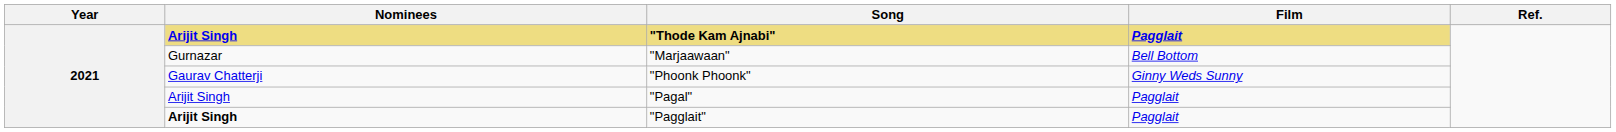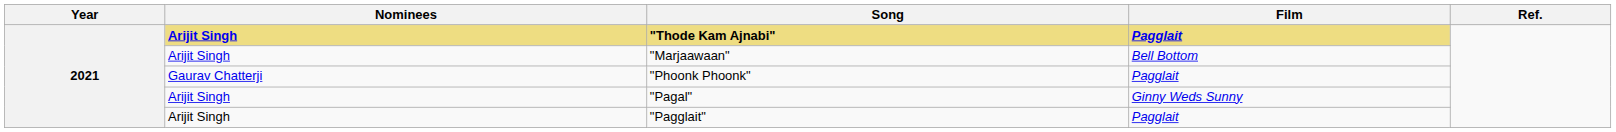(195, 55) Gurnazar -> (199, 55) Arijit Singh
(1187, 76) Ginny Weds Sunny -> (1155, 76) Pagglait
(1155, 96) Pagglait -> (1187, 96) Ginny Weds Sunny
(203, 117) bold -> (199, 117) normal
